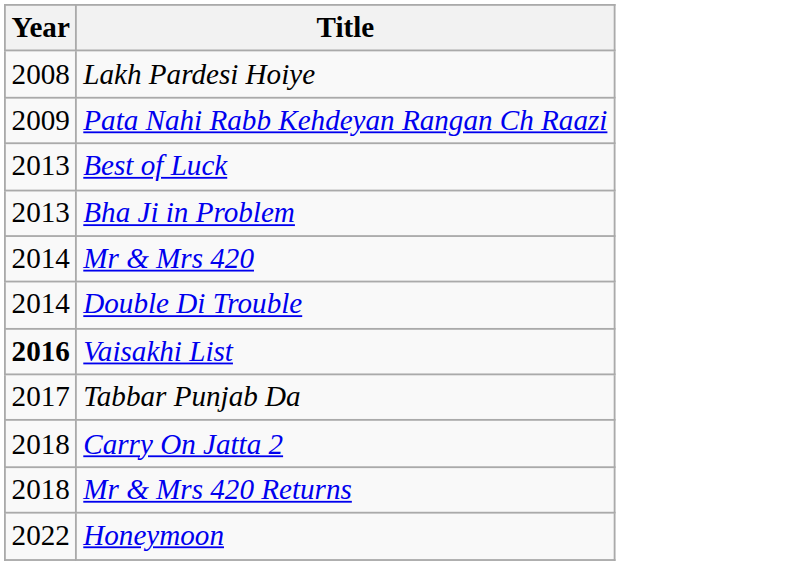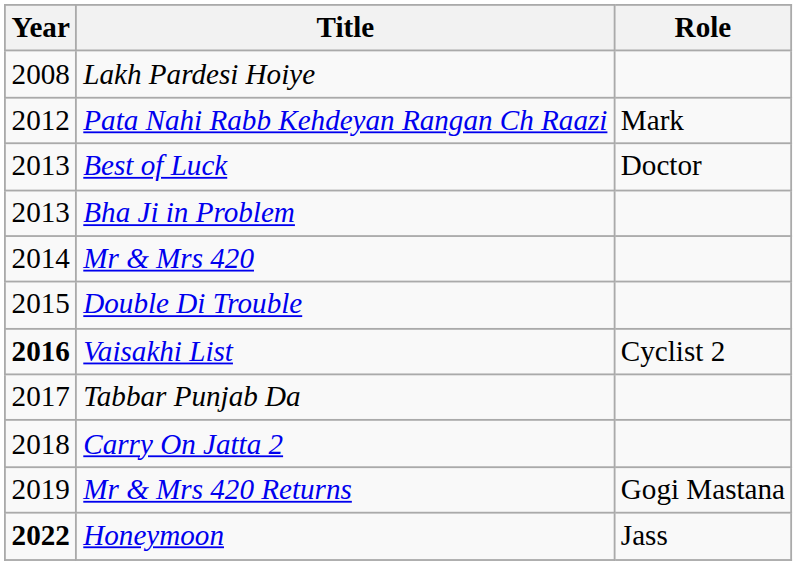+ column: (703, 27)
(41, 119) 2009 -> (41, 119) 2012
(41, 304) 2014 -> (41, 304) 2015
(41, 489) 2018 -> (41, 489) 2019
(41, 535) normal -> (41, 535) bold
